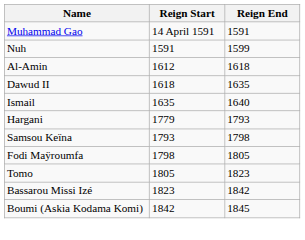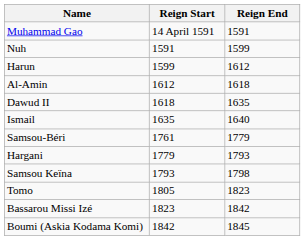+ row: (21, 66)
+ row: (36, 137)
- row: (45, 155)
